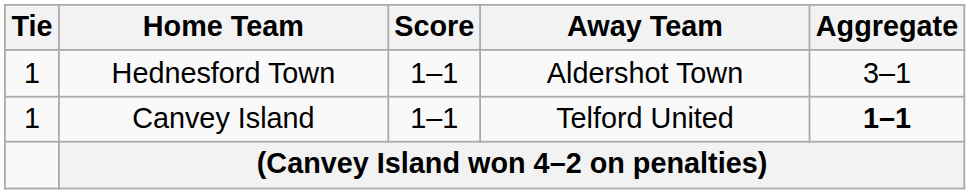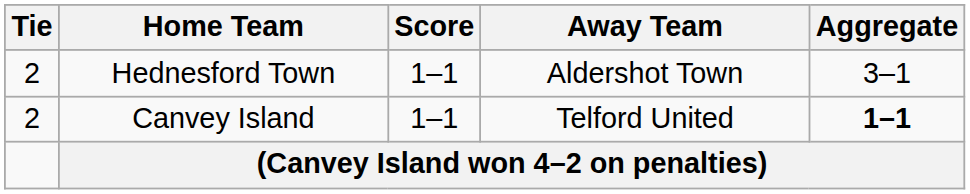(32, 73) 1 -> (32, 73) 2
(32, 118) 1 -> (32, 118) 2
